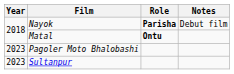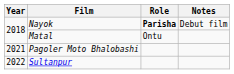(152, 37) bold -> (152, 37) normal
(16, 50) 2023 -> (16, 50) 2021
(16, 62) 2023 -> (16, 62) 2022
